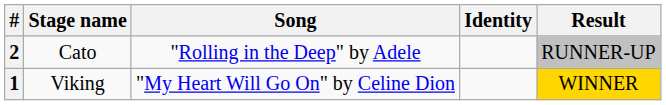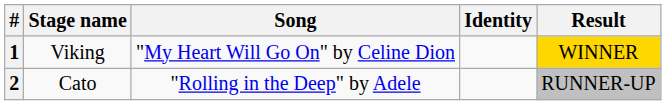rows swapped: (14, 83) <-> (14, 52)
